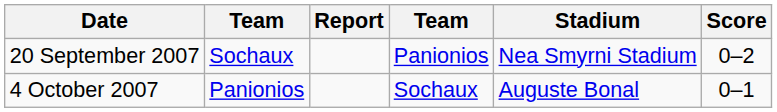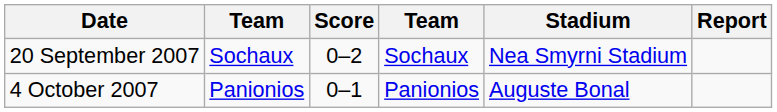columns swapped: (737, 21) <-> (349, 21)
(441, 55) Panionios -> (426, 55) Sochaux
(436, 90) Sochaux -> (432, 90) Panionios
